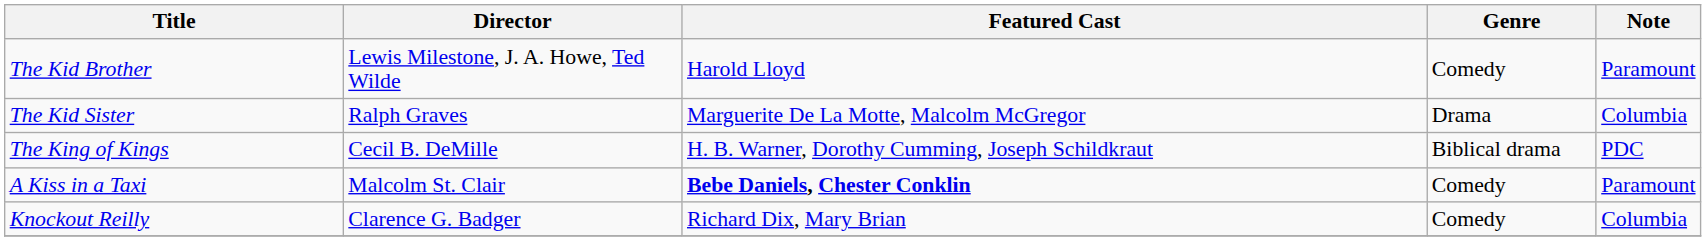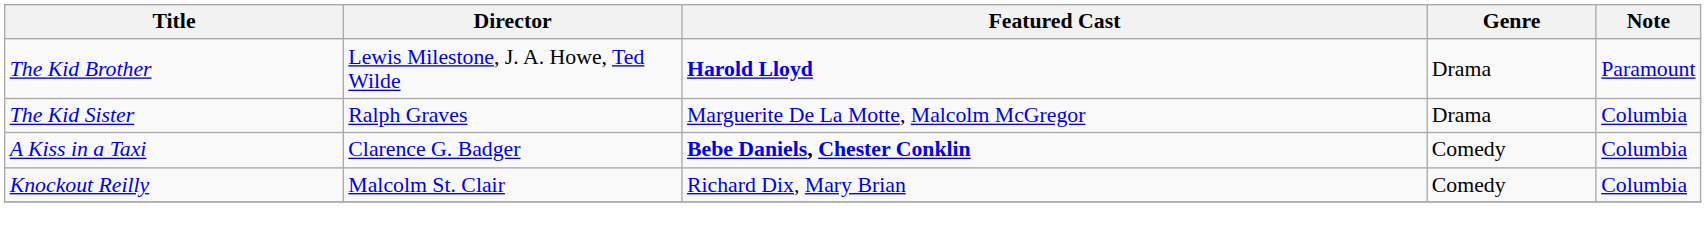(746, 68) normal -> (750, 68) bold
(1469, 68) Comedy -> (1461, 68) Drama
- row: (89, 149)
(427, 184) Malcolm St. Clair -> (434, 149) Clarence G. Badger
(1648, 184) Paramount -> (1644, 149) Columbia
(434, 218) Clarence G. Badger -> (427, 184) Malcolm St. Clair
